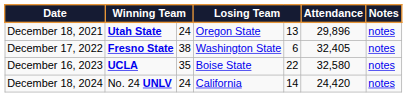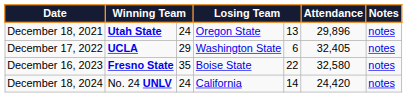(141, 48) Fresno State -> (123, 48) UCLA
(185, 48) 38 -> (185, 48) 29
(123, 66) UCLA -> (141, 66) Fresno State
